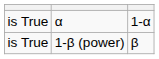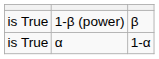rows swapped: (59, 21) <-> (90, 43)
